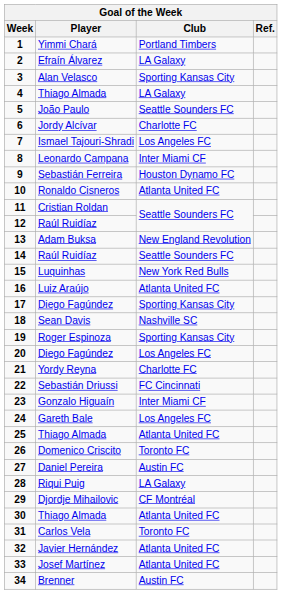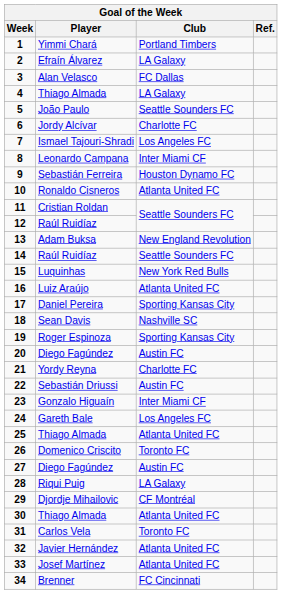(186, 77) Sporting Kansas City -> (161, 77) FC Dallas
(76, 304) Diego Fagúndez -> (70, 304) Daniel Pereira
(175, 353) Los Angeles FC -> (161, 353) Austin FC
(169, 386) FC Cincinnati -> (161, 386) Austin FC
(70, 467) Daniel Pereira -> (76, 467) Diego Fagúndez
(161, 581) Austin FC -> (169, 581) FC Cincinnati
